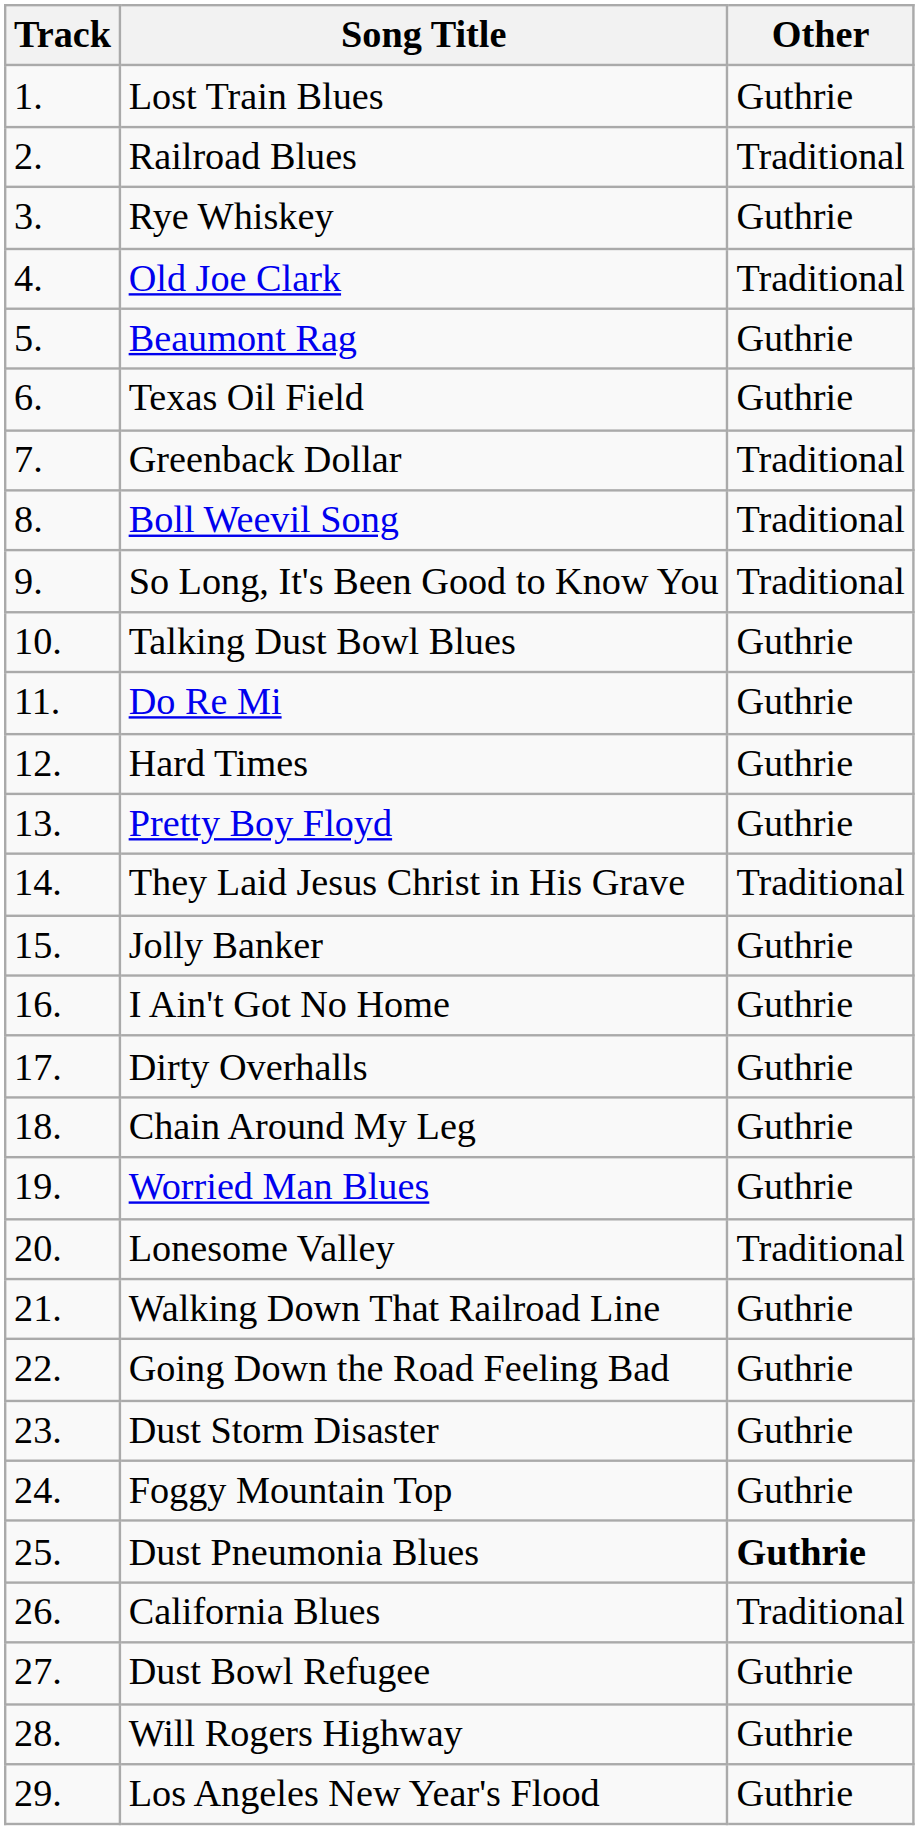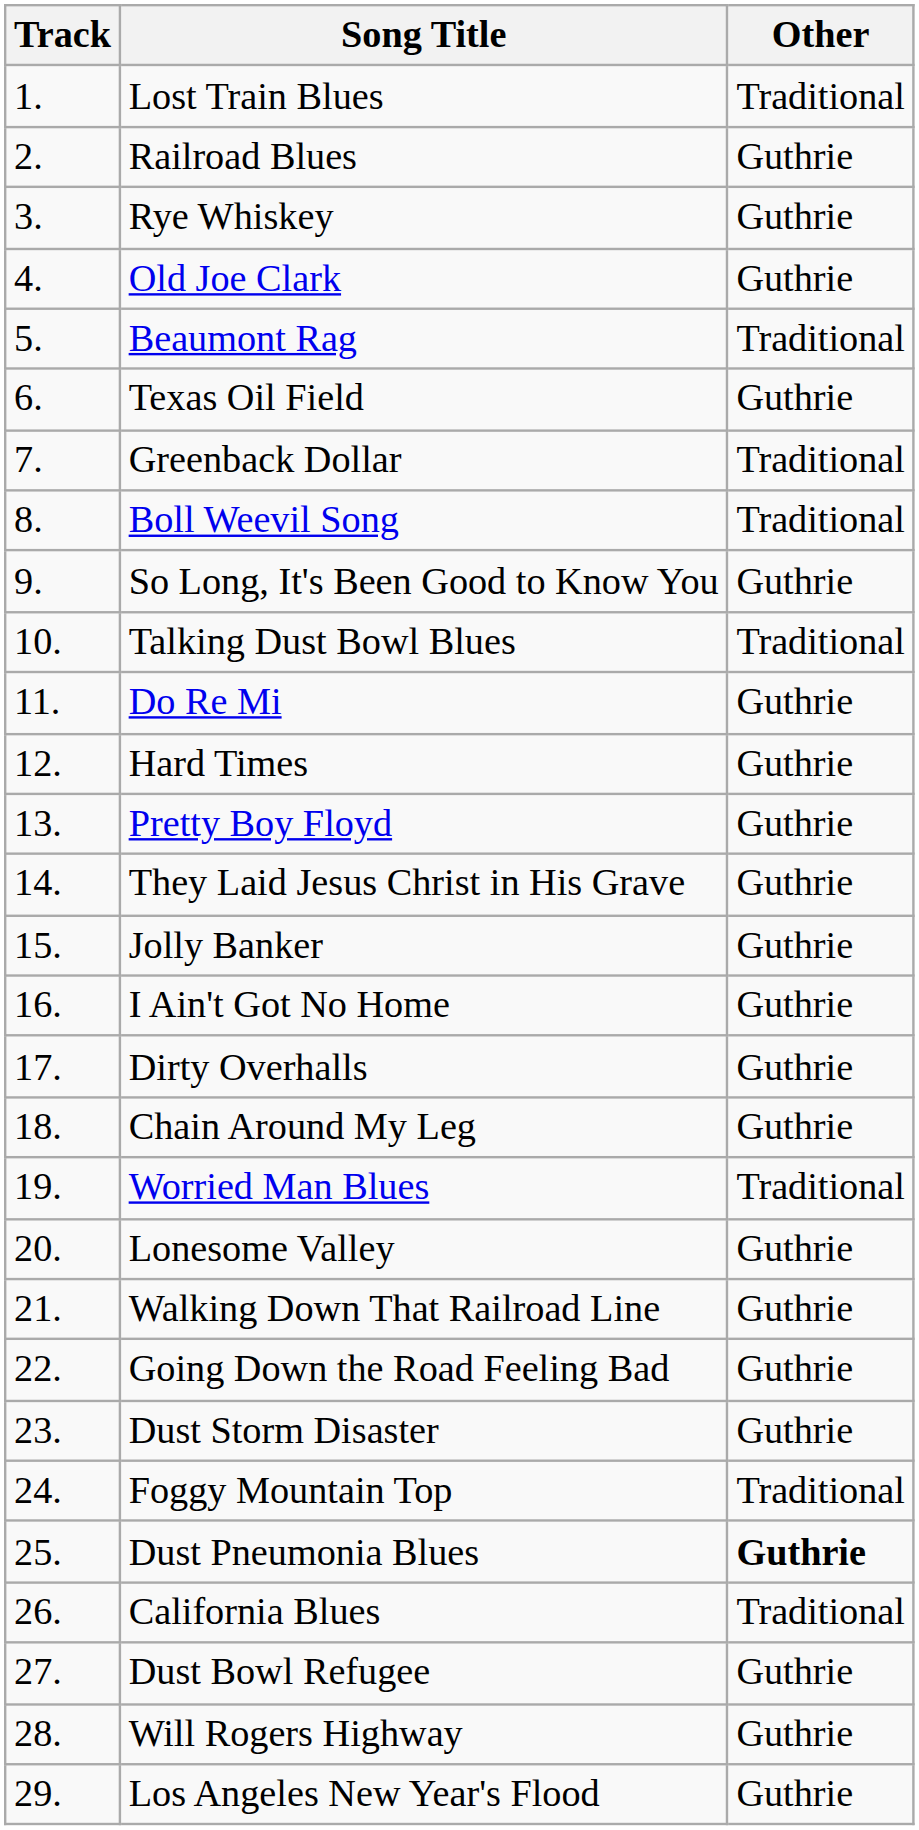(795, 95) Guthrie -> (821, 95) Traditional
(821, 156) Traditional -> (795, 156) Guthrie
(821, 277) Traditional -> (795, 277) Guthrie
(795, 338) Guthrie -> (821, 338) Traditional
(821, 580) Traditional -> (795, 580) Guthrie
(795, 641) Guthrie -> (821, 641) Traditional
(821, 883) Traditional -> (795, 883) Guthrie
(795, 1187) Guthrie -> (821, 1187) Traditional
(821, 1247) Traditional -> (795, 1247) Guthrie
(795, 1490) Guthrie -> (821, 1490) Traditional
